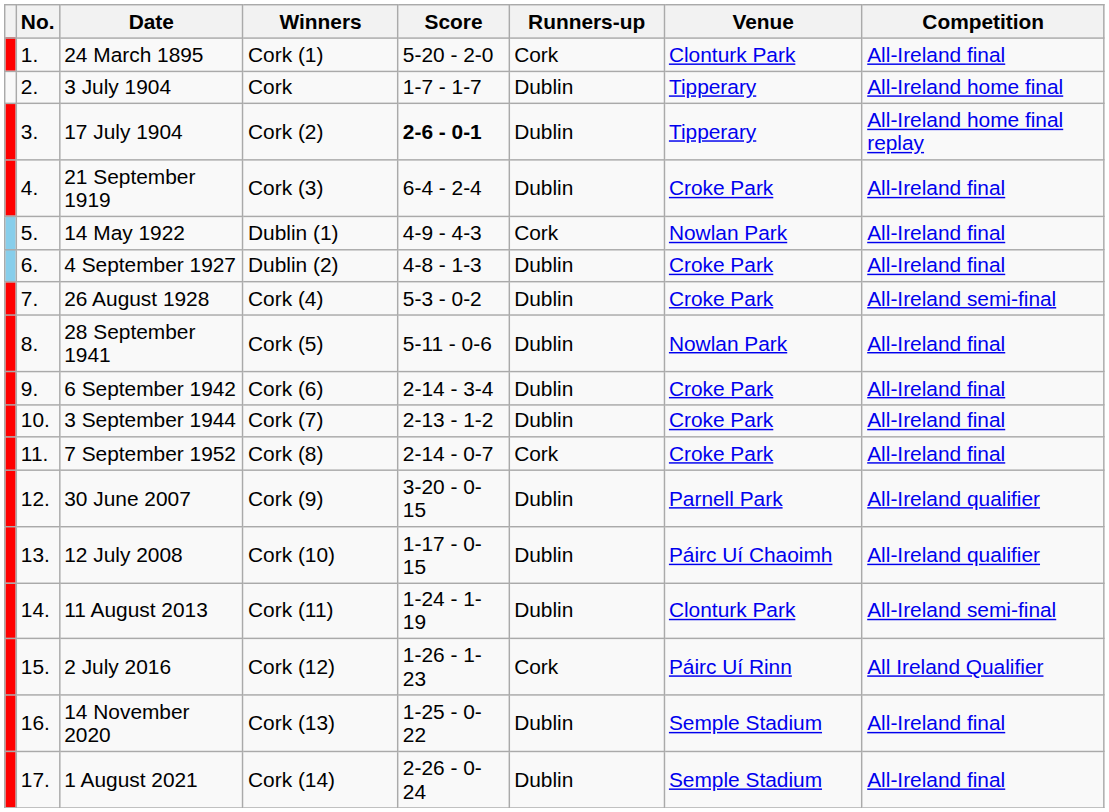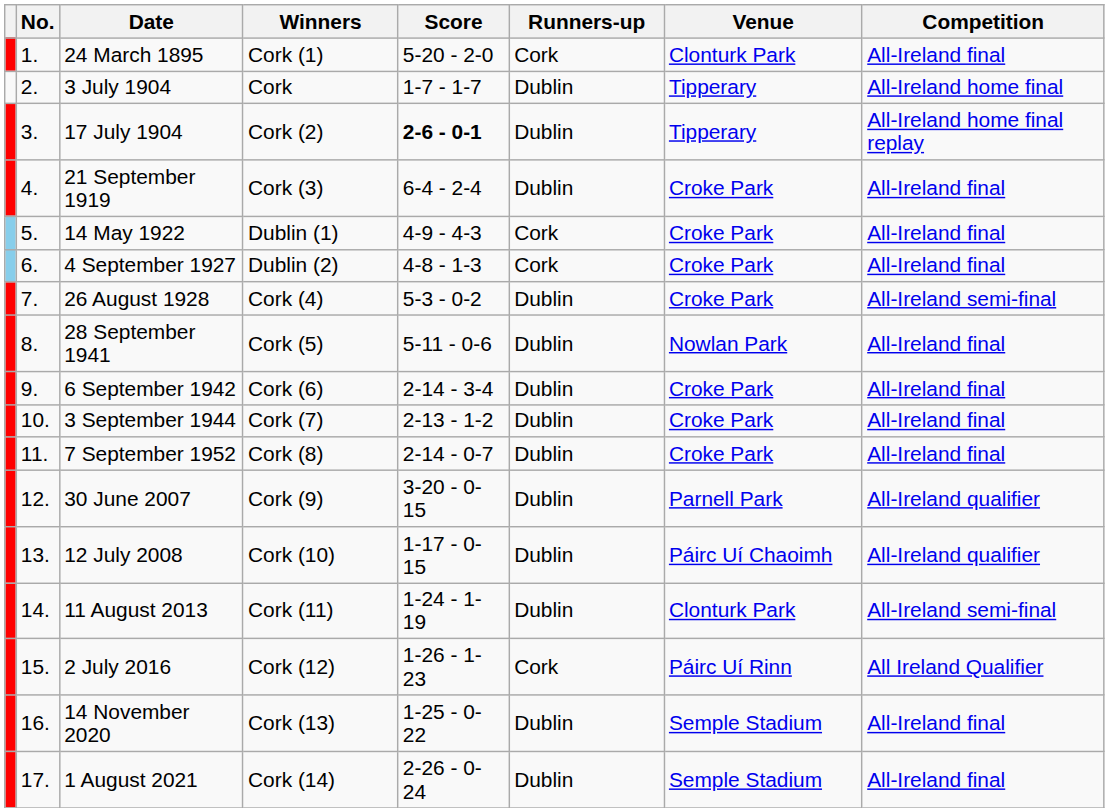(728, 233) Nowlan Park -> (721, 233) Croke Park
(544, 266) Dublin -> (536, 266) Cork
(536, 454) Cork -> (544, 454) Dublin
